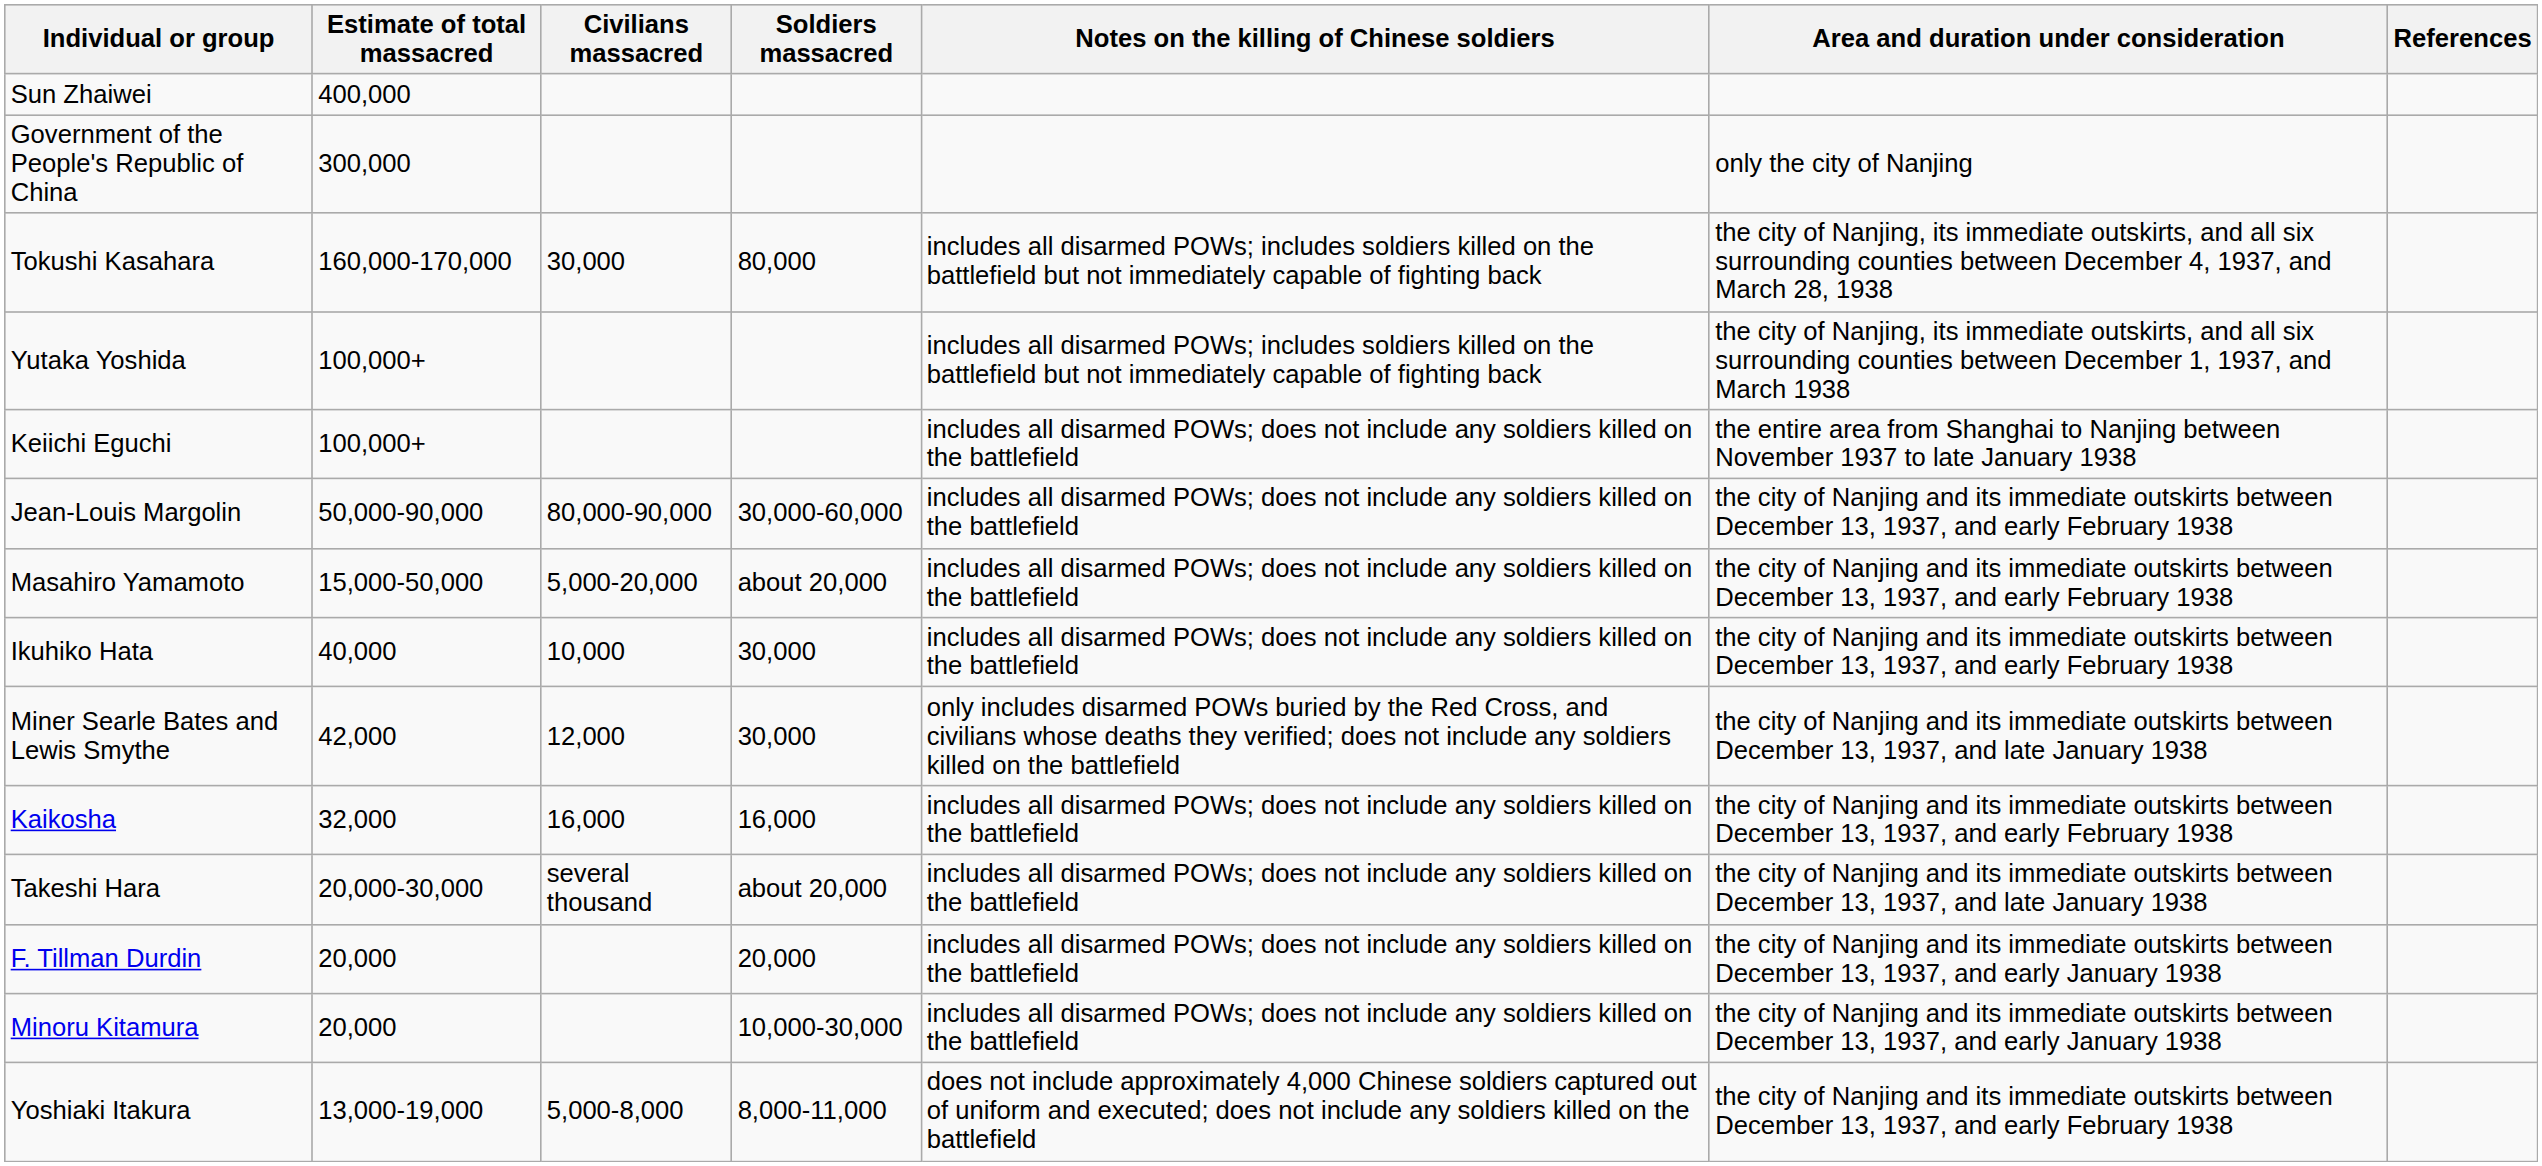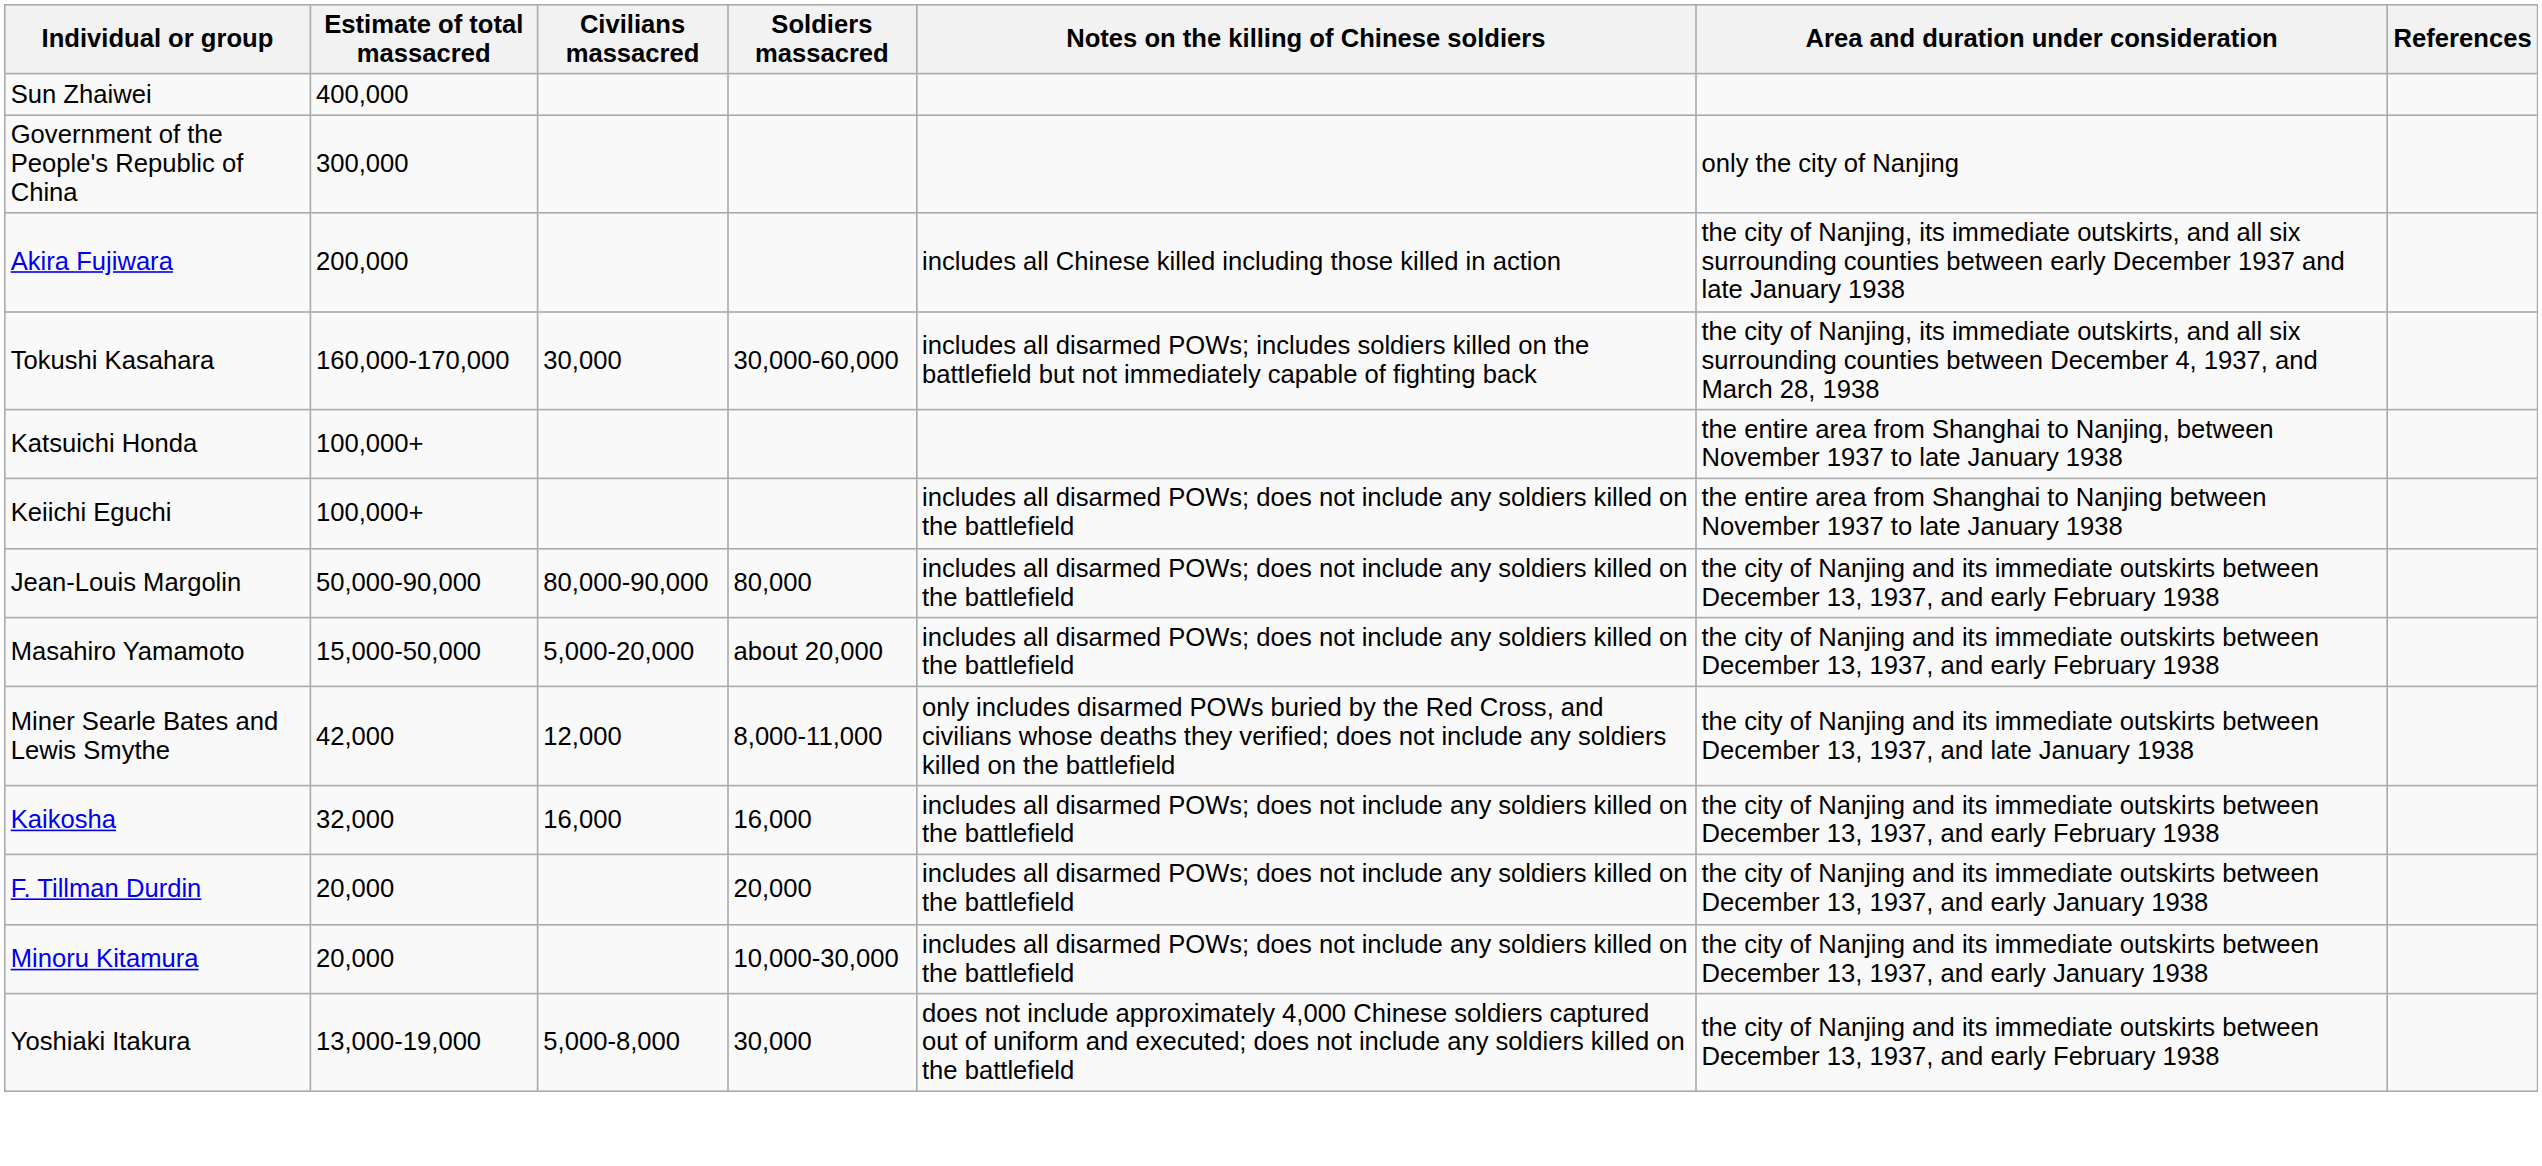+ row: (92, 261)
(777, 261) 80,000 -> (816, 360) 30,000-60,000
- row: (98, 360)
+ row: (104, 443)
(820, 513) 30,000-60,000 -> (773, 582) 80,000
- row: (82, 652)
(777, 735) 30,000 -> (808, 735) 8,000-11,000
- row: (85, 889)
(812, 1111) 8,000-11,000 -> (773, 1042) 30,000
